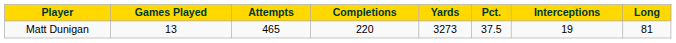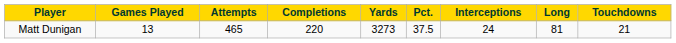+ column: (624, 12)
(567, 29) 19 -> (488, 29) 24
